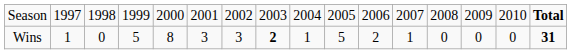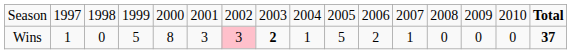(239, 37) no background -> (239, 37) pink background
(548, 37) 31 -> (548, 37) 37
